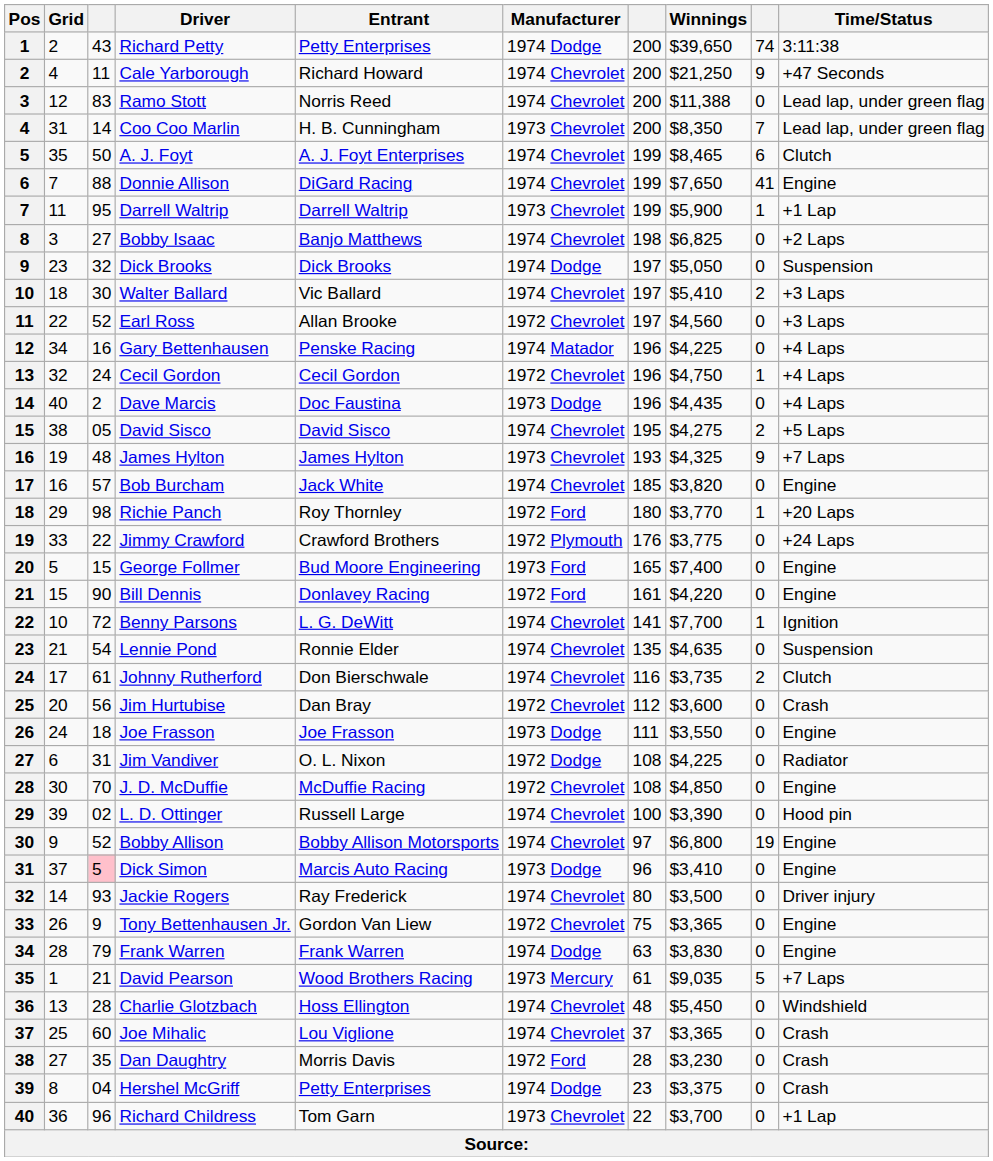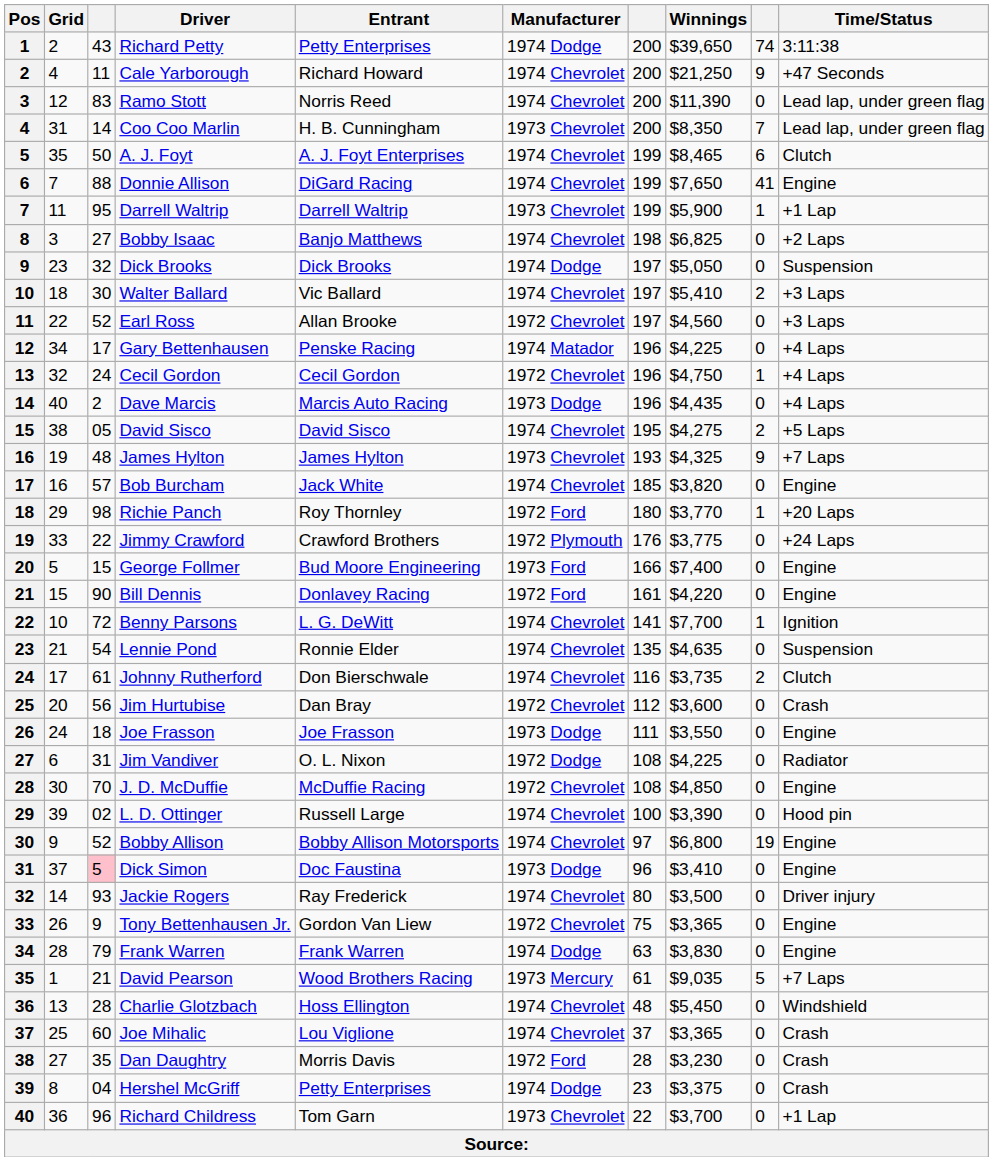(700, 101) $11,388 -> (700, 101) $11,390
(102, 348) 16 -> (102, 348) 17
(350, 403) Doc Faustina -> (373, 403) Marcis Auto Racing
(647, 567) 165 -> (647, 567) 166
(373, 869) Marcis Auto Racing -> (350, 869) Doc Faustina
